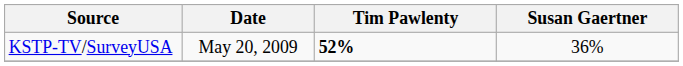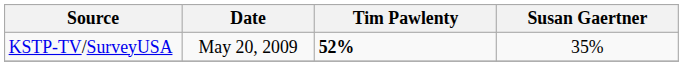(587, 46) 36% -> (587, 46) 35%
